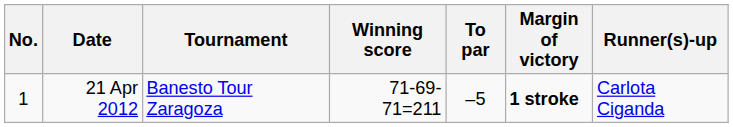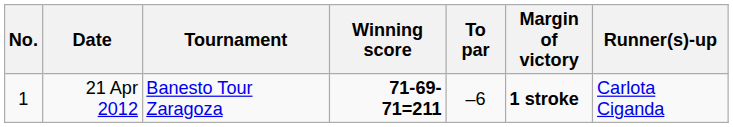(412, 98) normal -> (412, 98) bold
(475, 98) –5 -> (476, 98) –6
